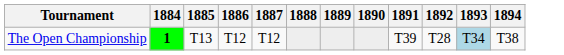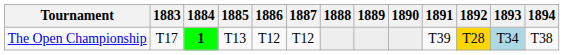+ column: (167, 16)
(439, 38) no background -> (473, 38) gold background
